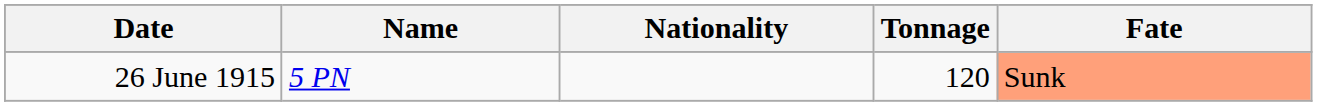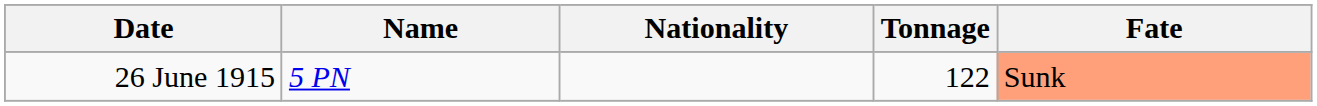(967, 76) 120 -> (967, 76) 122
